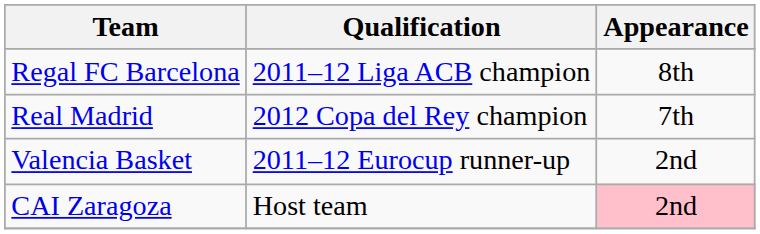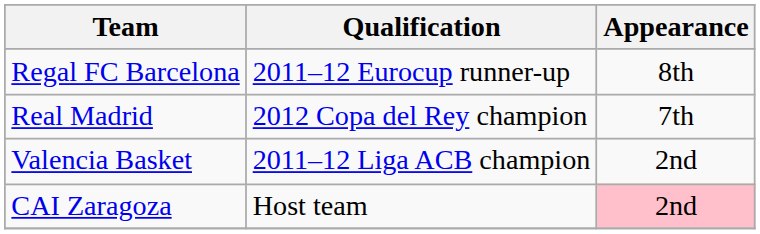(422, 71) 2011–12 Liga ACB champion -> (411, 71) 2011–12 Eurocup runner-up
(411, 160) 2011–12 Eurocup runner-up -> (422, 160) 2011–12 Liga ACB champion
